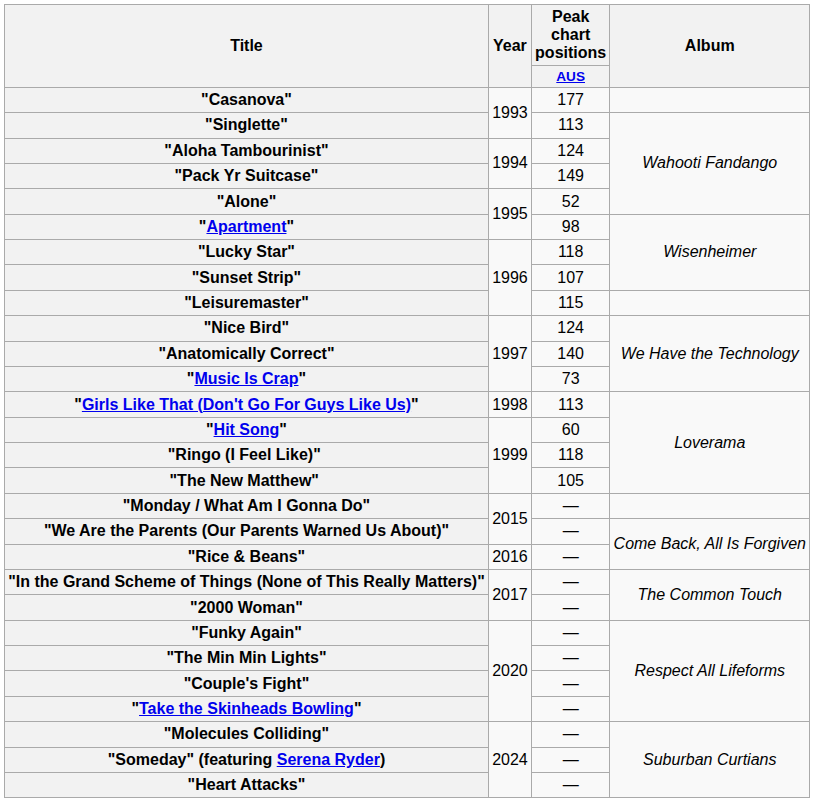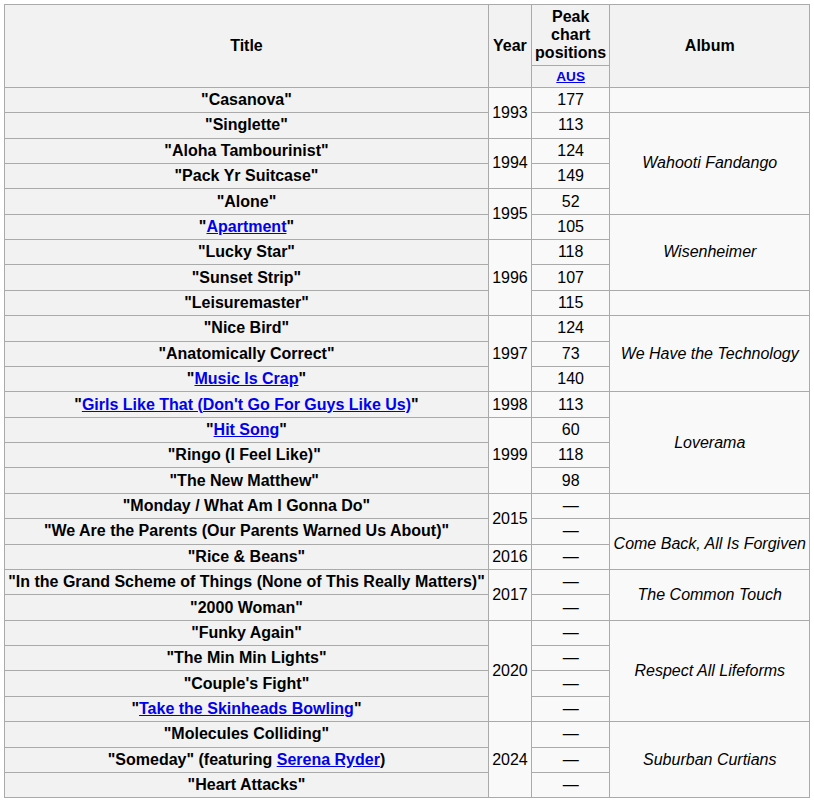(571, 226) 98 -> (571, 226) 105
(571, 353) 140 -> (571, 353) 73
(571, 379) 73 -> (571, 379) 140
(571, 480) 105 -> (571, 480) 98
